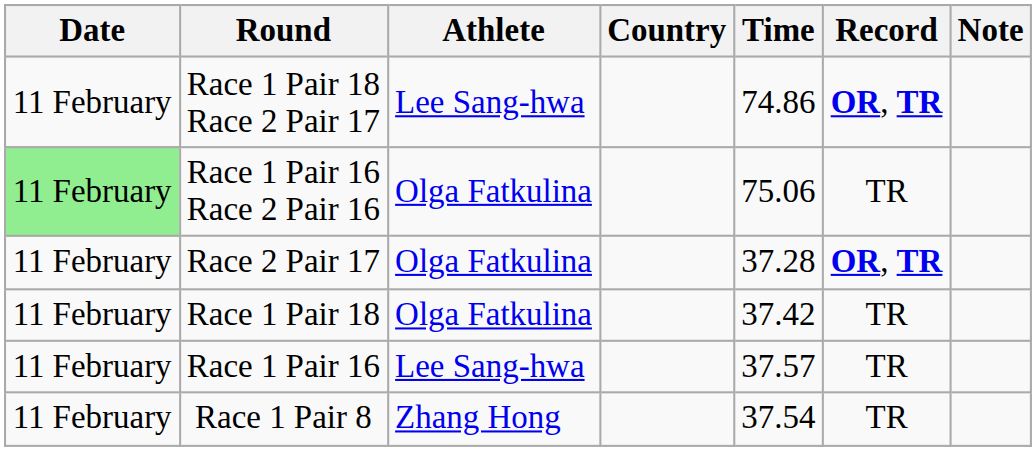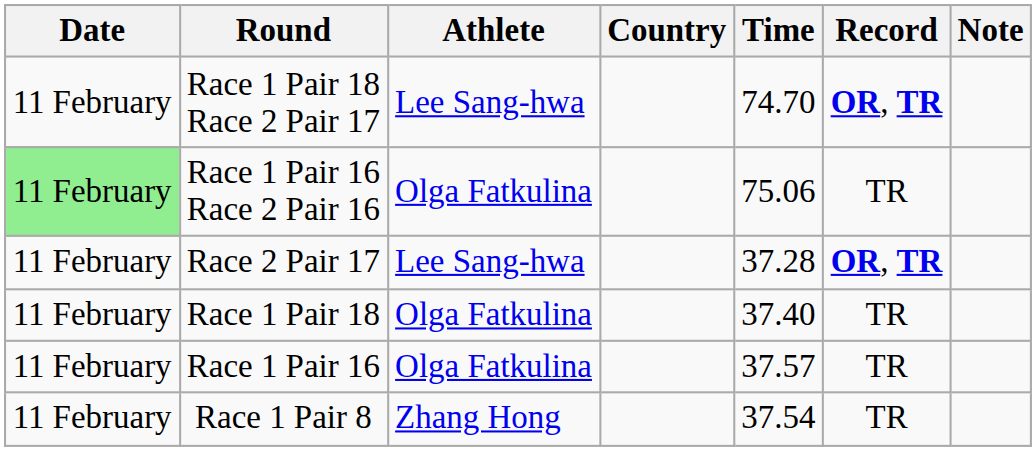(778, 101) 74.86 -> (778, 101) 74.70
(494, 261) Olga Fatkulina -> (490, 261) Lee Sang-hwa
(778, 313) 37.42 -> (778, 313) 37.40
(490, 366) Lee Sang-hwa -> (494, 366) Olga Fatkulina
